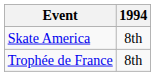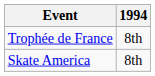rows swapped: (49, 37) <-> (60, 60)
